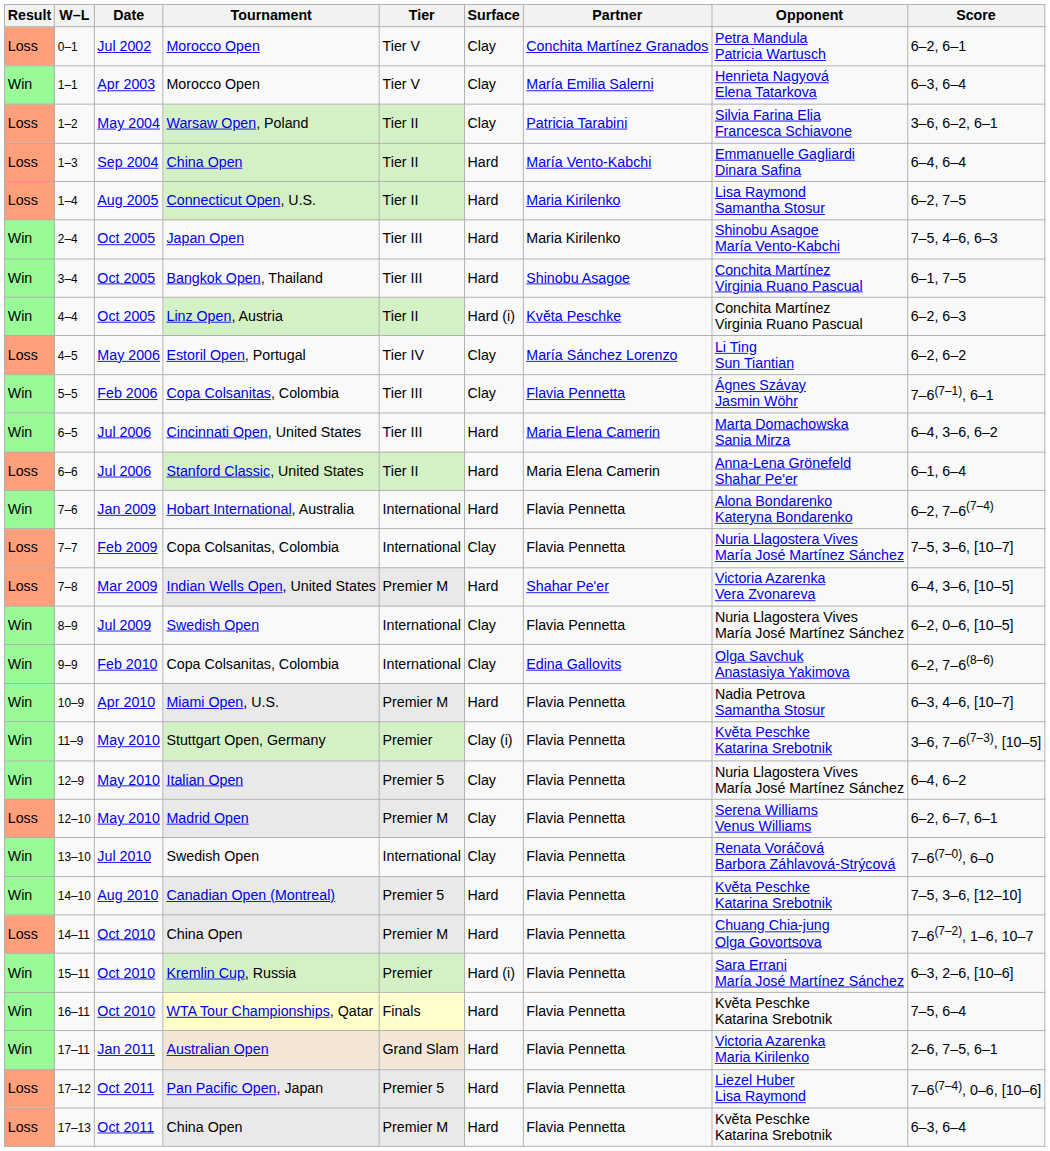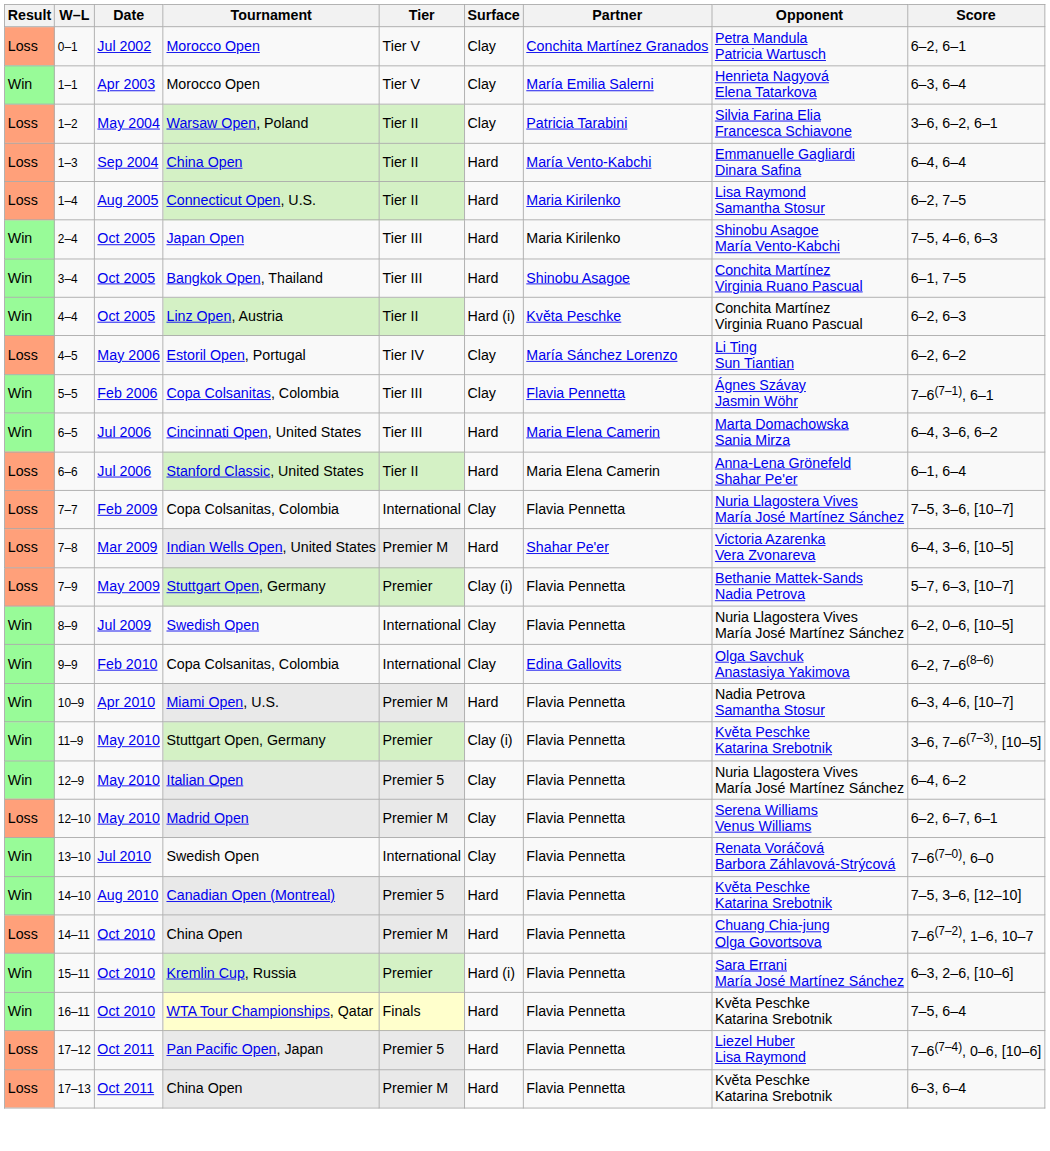- row: (68, 510)
+ row: (68, 587)
- row: (74, 1050)
